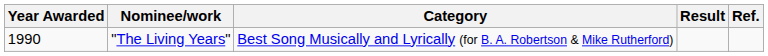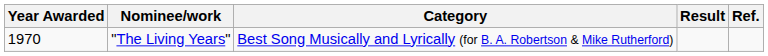(24, 39) 1990 -> (24, 39) 1970
